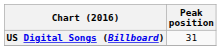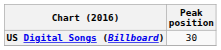(191, 38) 31 -> (191, 38) 30
